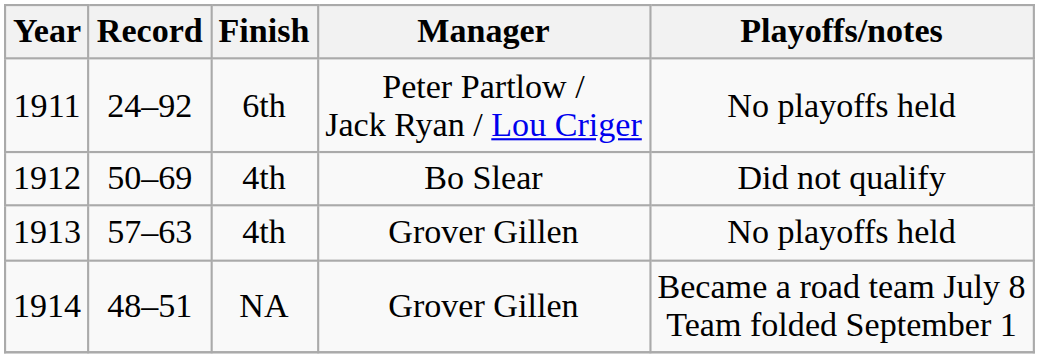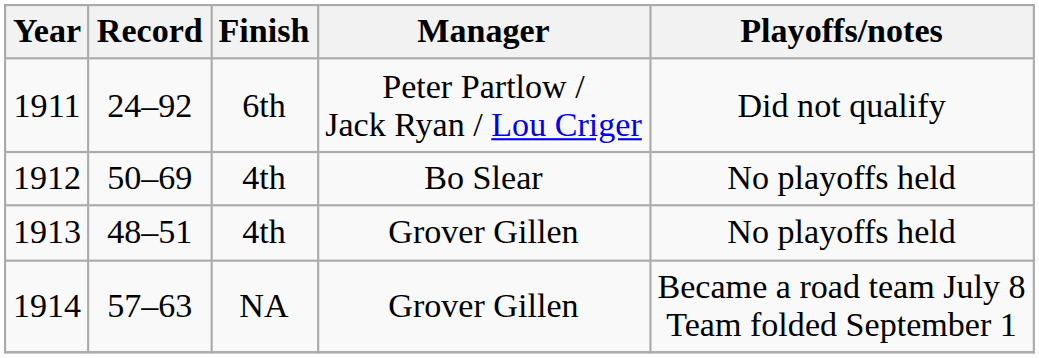(842, 104) No playoffs held -> (842, 104) Did not qualify
(842, 177) Did not qualify -> (842, 177) No playoffs held
(150, 232) 57–63 -> (150, 232) 48–51
(150, 305) 48–51 -> (150, 305) 57–63
